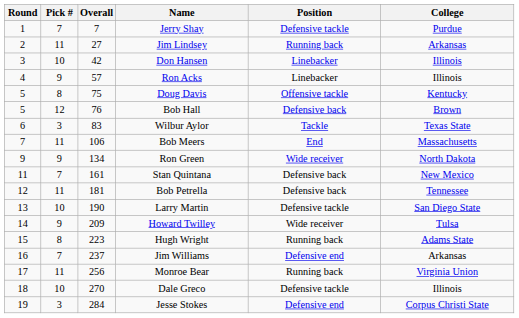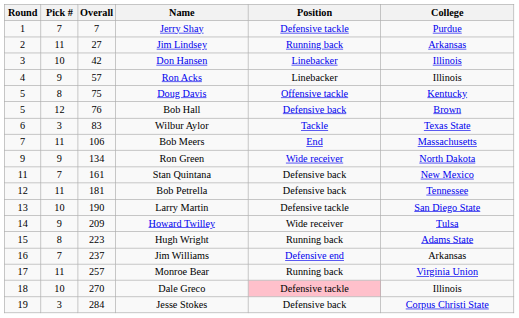(97, 272) 256 -> (97, 272) 257
(315, 288) no background -> (315, 288) pink background
(315, 304) Defensive end -> (315, 304) Defensive back
